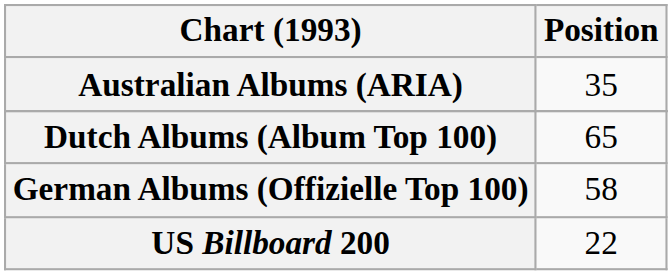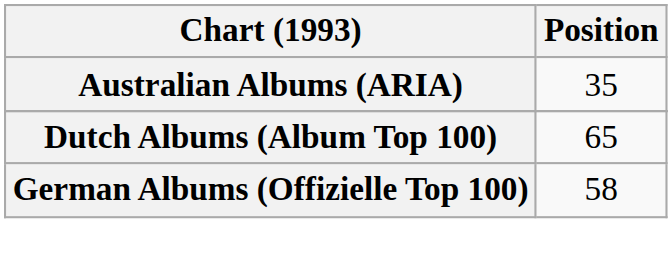- row: (271, 242)
